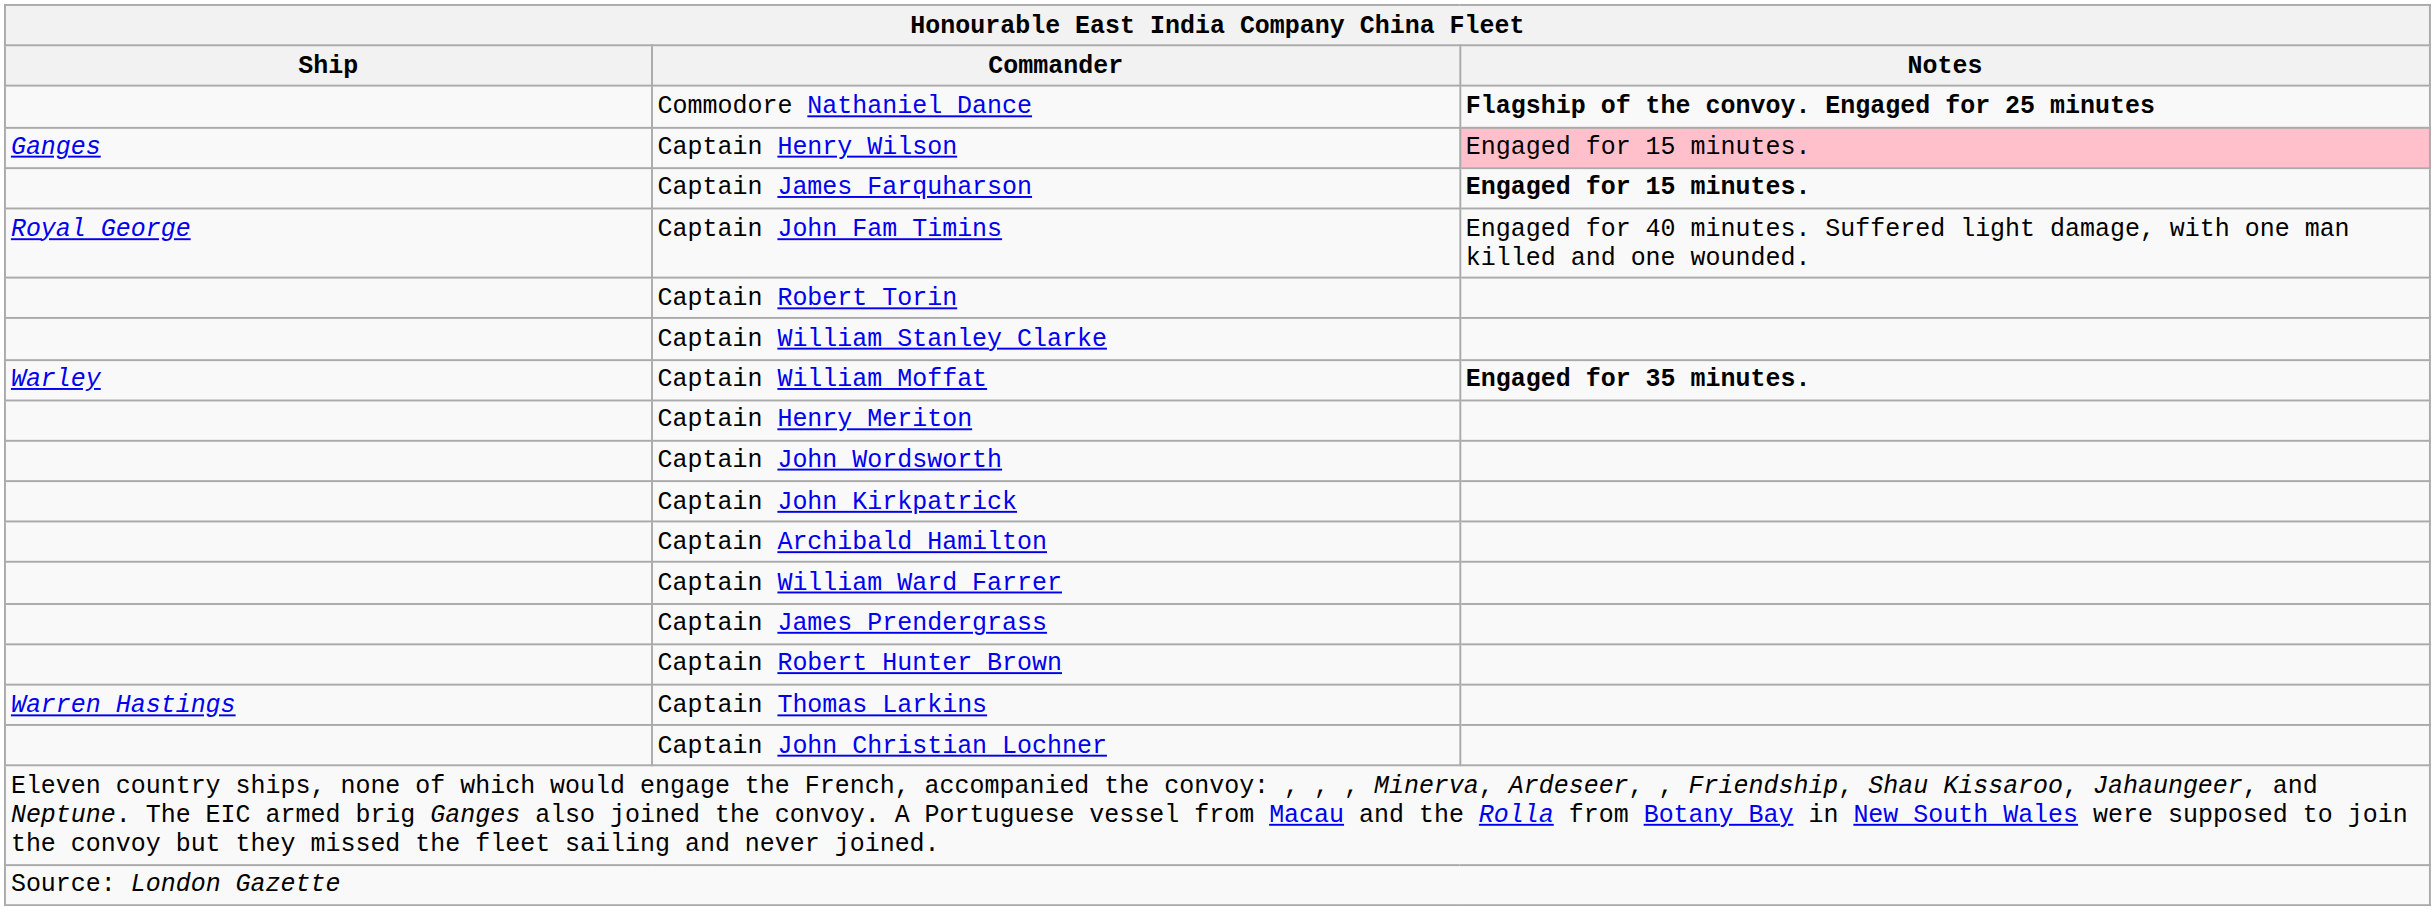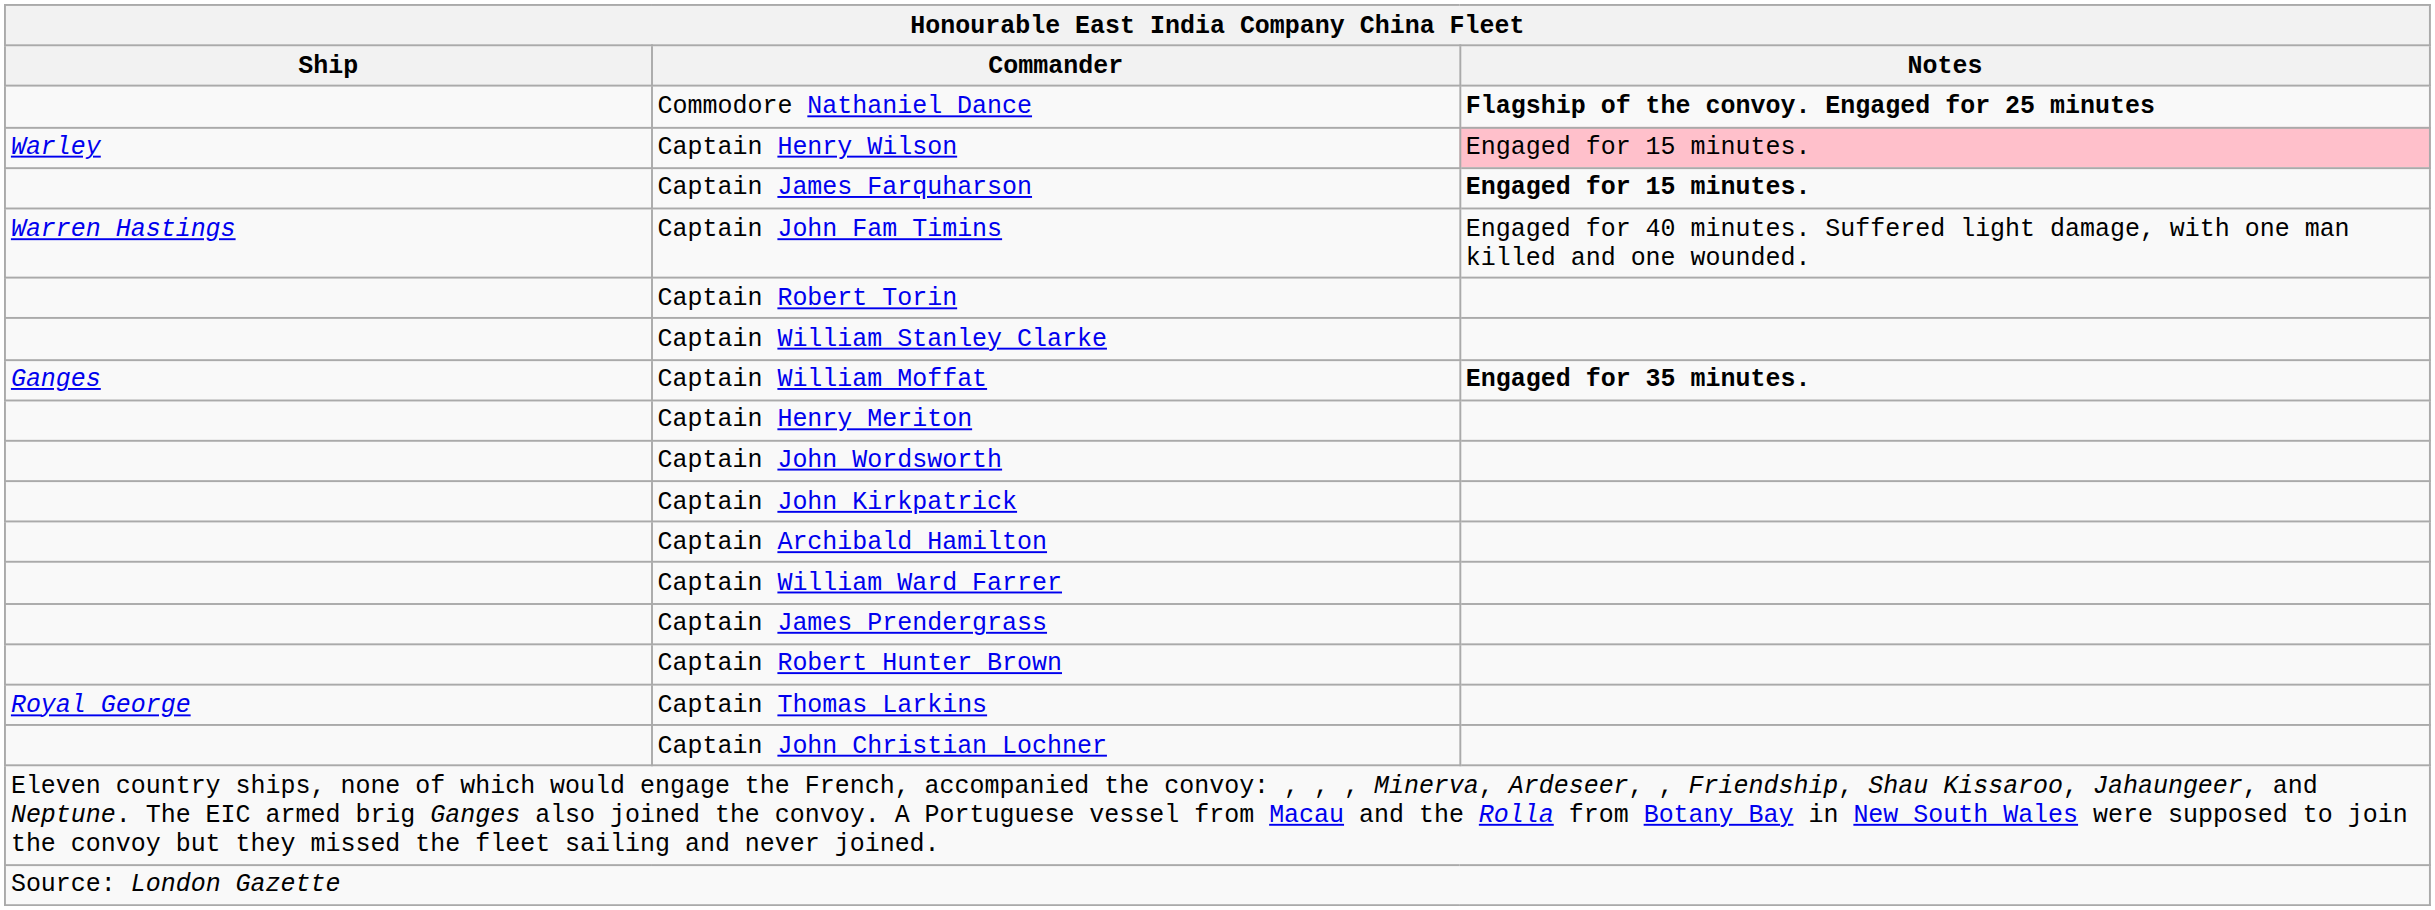(56, 147) Ganges -> (56, 147) Warley
(101, 229) Royal George -> (123, 229) Warren Hastings
(56, 380) Warley -> (56, 380) Ganges
(123, 705) Warren Hastings -> (101, 705) Royal George
